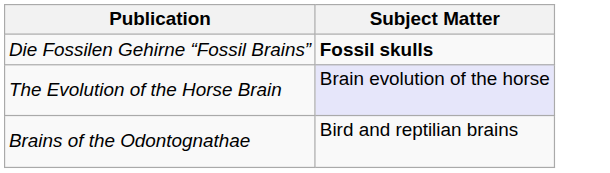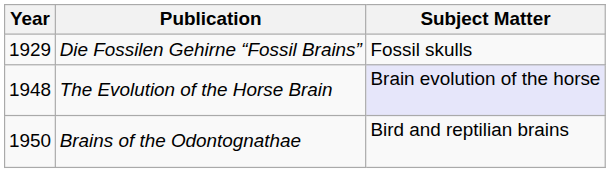+ column: (30, 19)
(376, 49) bold -> (421, 49) normal
